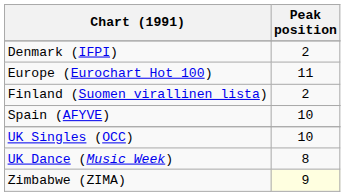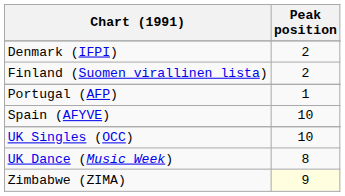- row: (110, 73)
+ row: (63, 95)
